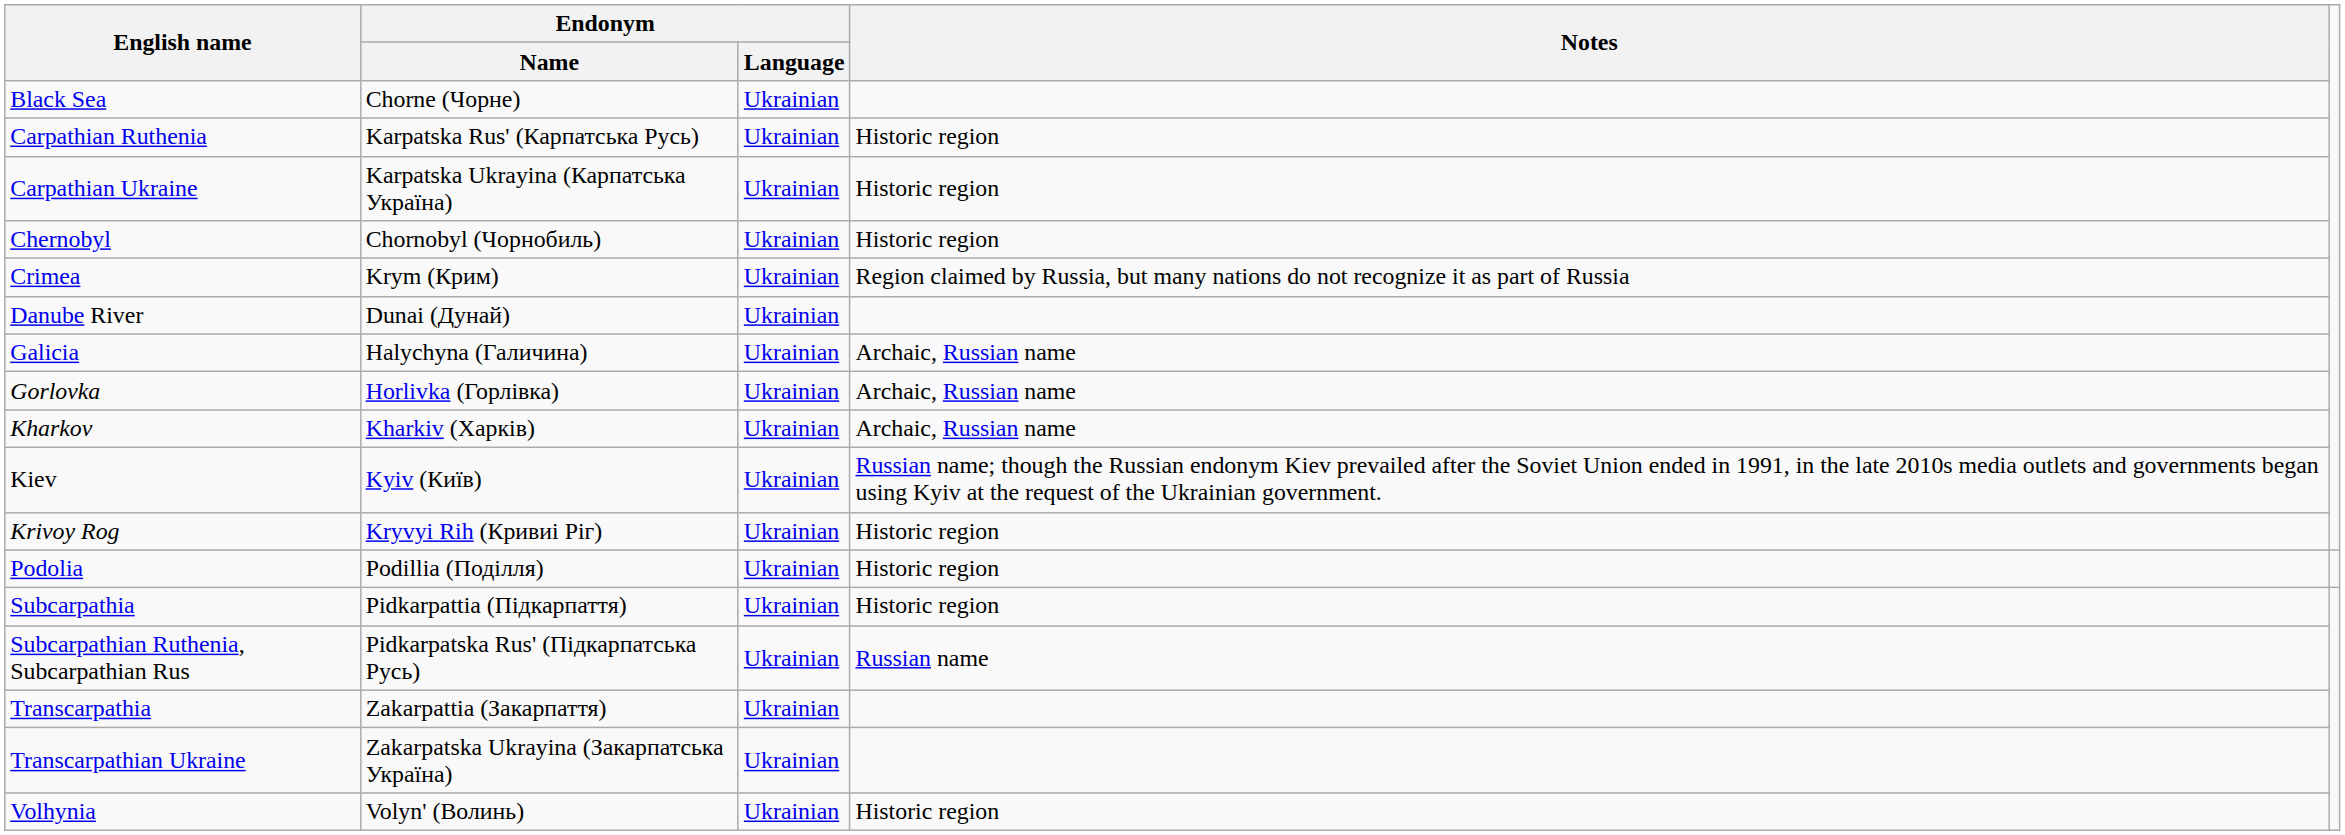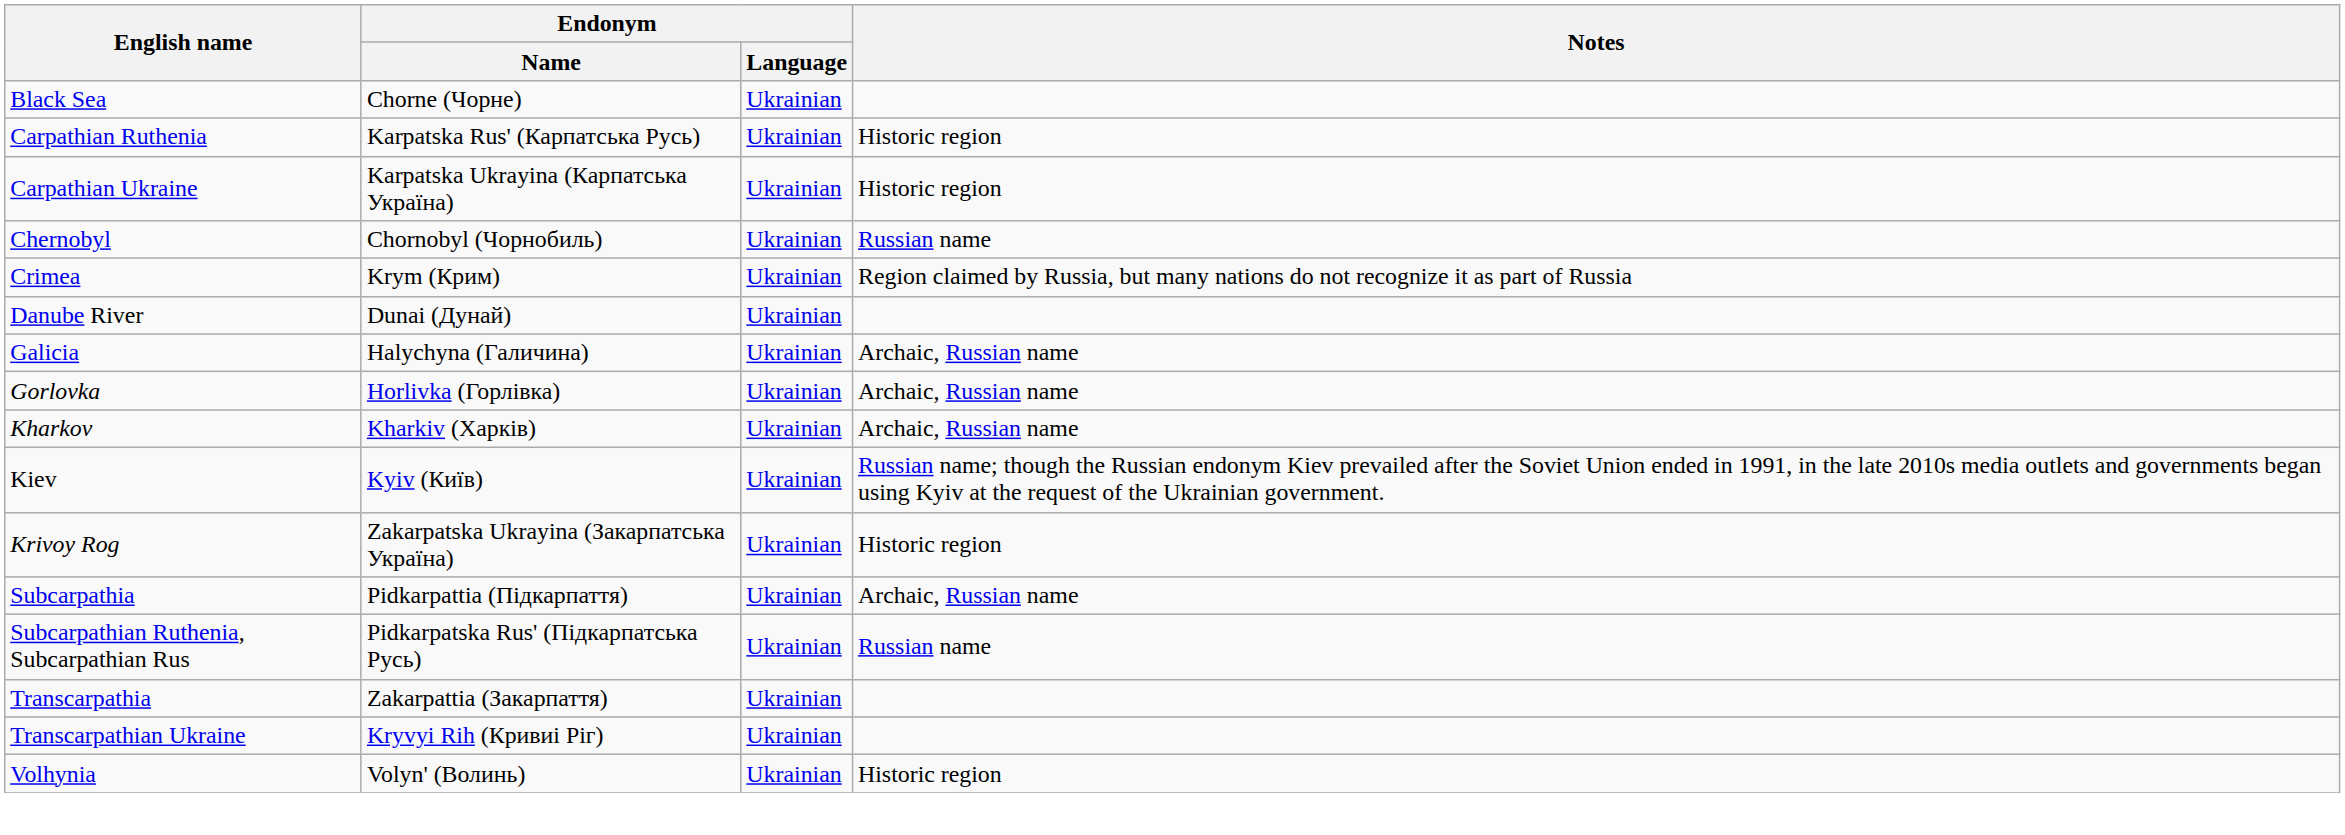(927, 239) Historic region -> (925, 239) Russian name
(484, 530) Kryvyi Rih (Кривиі Ріг) -> (546, 544) Zakarpatska Ukrayina (Закарпатська Україна)
- row: (47, 568)
(927, 606) Historic region -> (968, 595) Archaic, Russian name
(545, 760) Zakarpatska Ukrayina (Закарпатська Україна) -> (485, 735) Kryvyi Rih (Кривиі Ріг)
